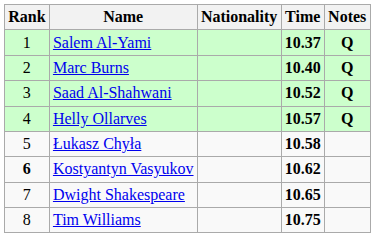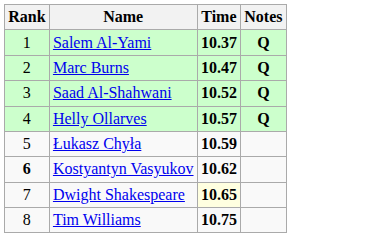- column: (239, 17)
(303, 67) 10.40 -> (219, 67) 10.47
(303, 144) 10.58 -> (219, 144) 10.59
(303, 194) no background -> (219, 194) lightyellow background
